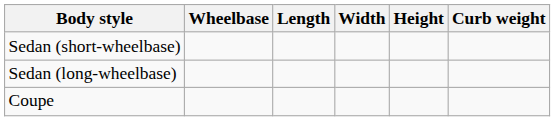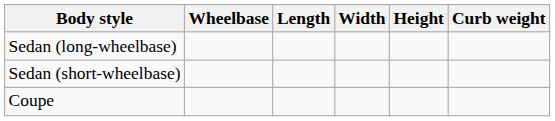rows swapped: (95, 45) <-> (93, 73)
